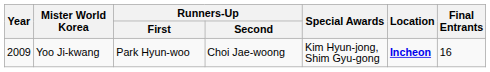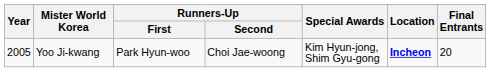(19, 52) 2009 -> (19, 52) 2005
(446, 52) 16 -> (446, 52) 20
